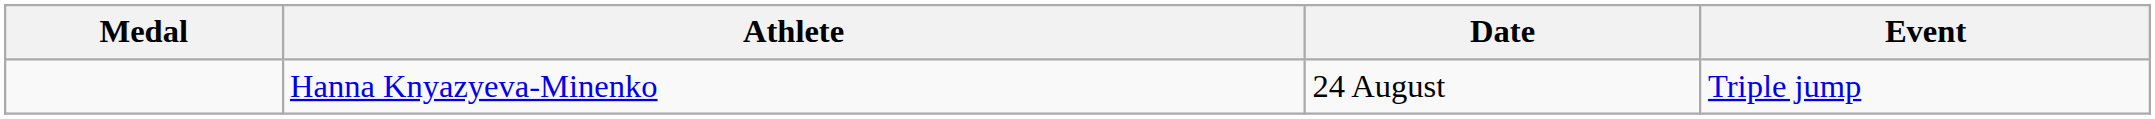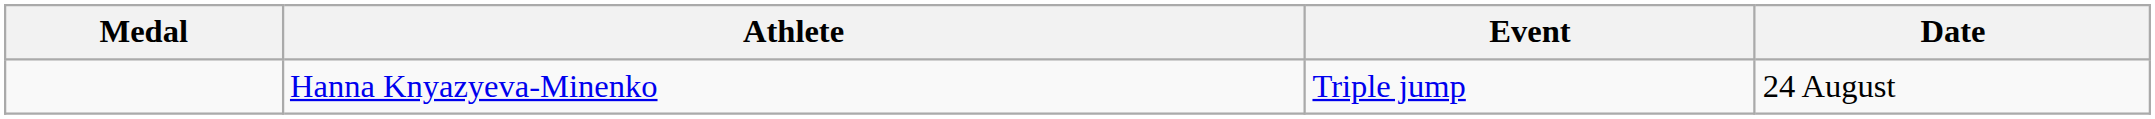columns swapped: (1926, 31) <-> (1503, 31)
